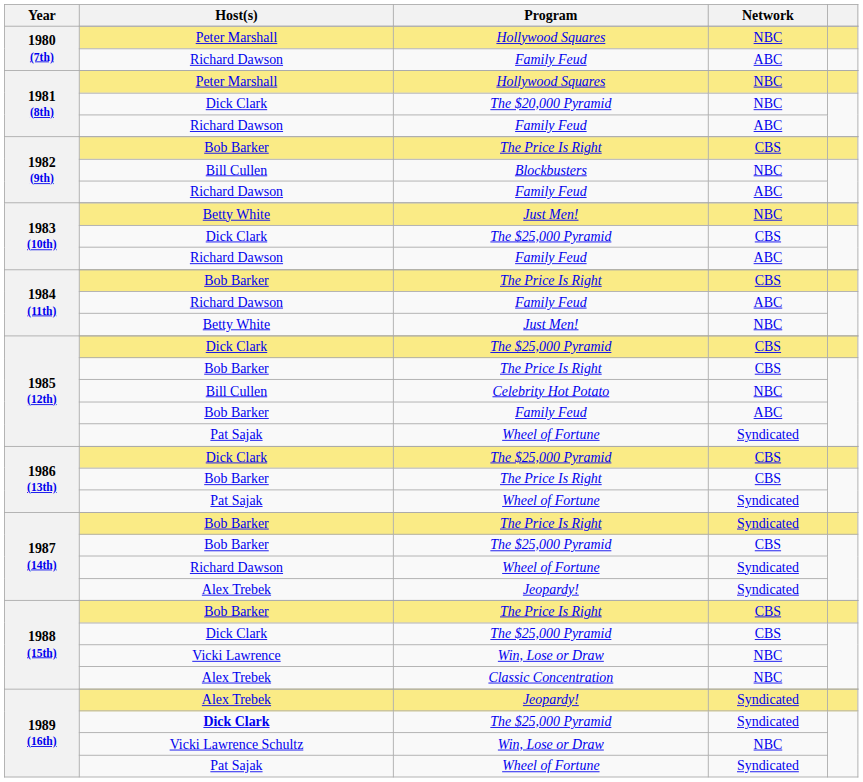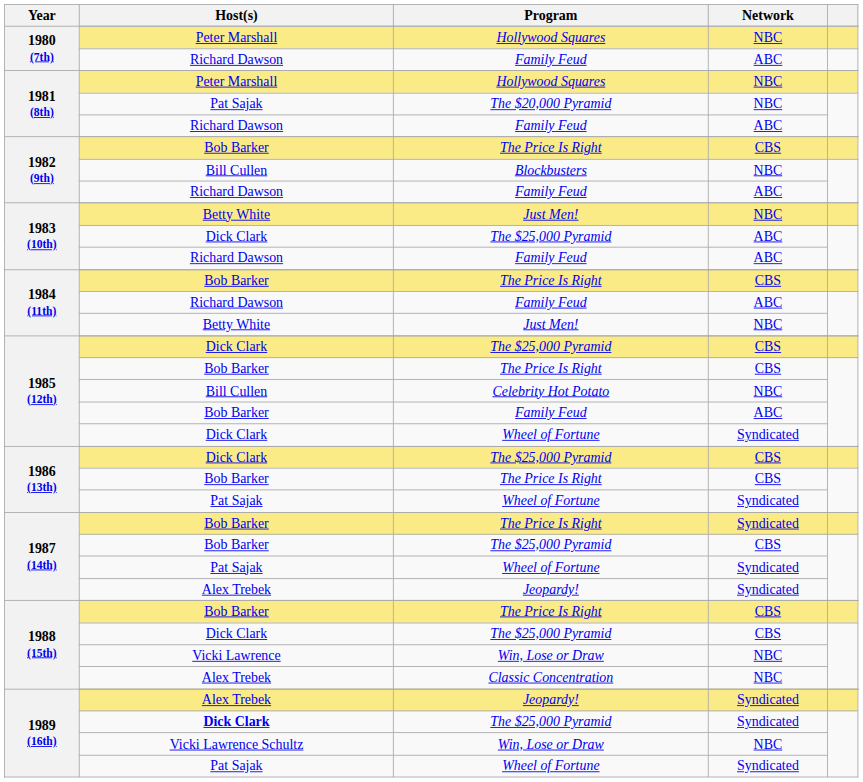(236, 103) Dick Clark -> (236, 103) Pat Sajak
(768, 236) CBS -> (768, 236) ABC
(236, 434) Pat Sajak -> (236, 434) Dick Clark
(236, 567) Richard Dawson -> (236, 567) Pat Sajak
